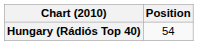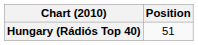(168, 31) 54 -> (168, 31) 51
